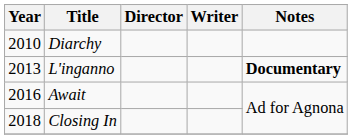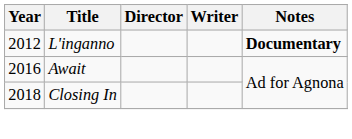- row: (75, 43)
(25, 69) 2013 -> (25, 43) 2012
